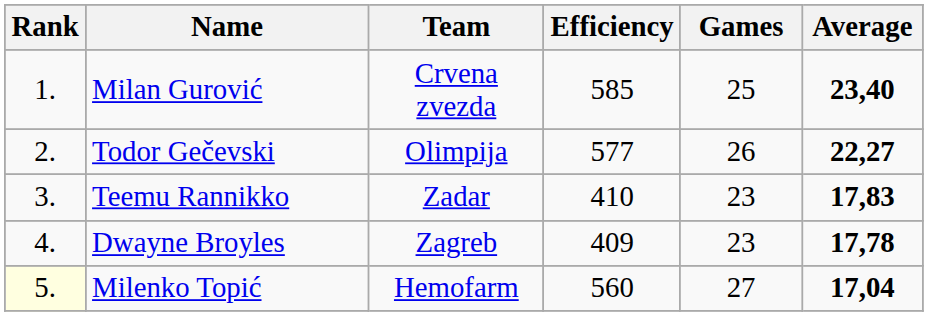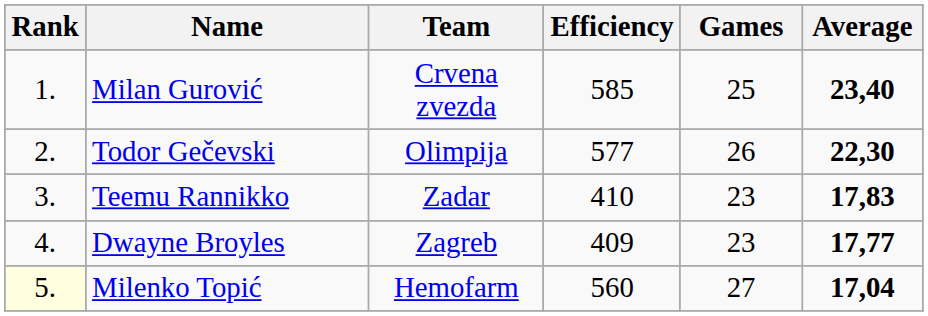(862, 151) 22,27 -> (862, 151) 22,30
(862, 242) 17,78 -> (862, 242) 17,77
